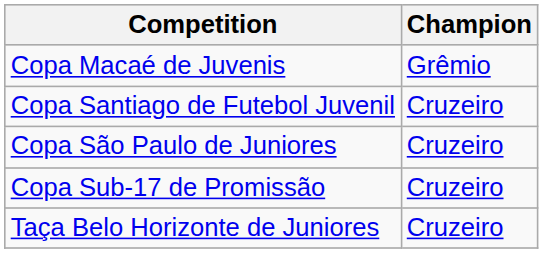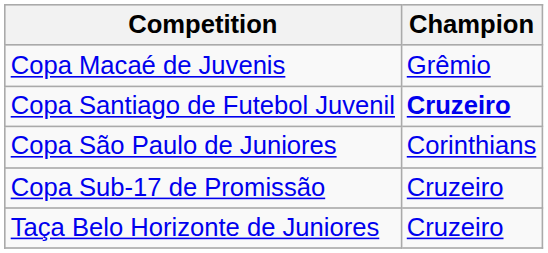(455, 106) normal -> (459, 106) bold
(455, 146) Cruzeiro -> (472, 146) Corinthians
